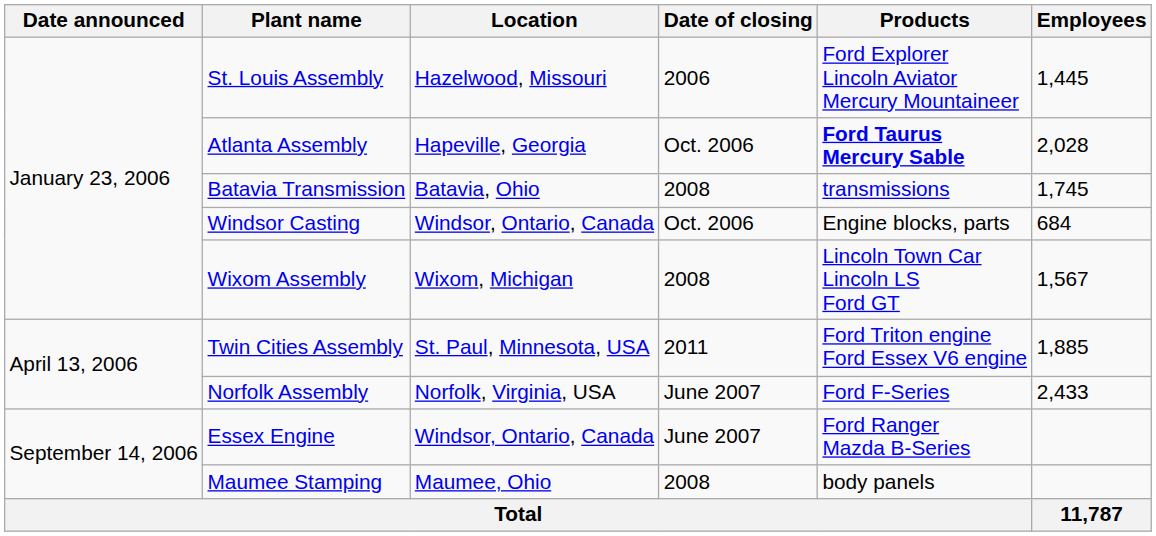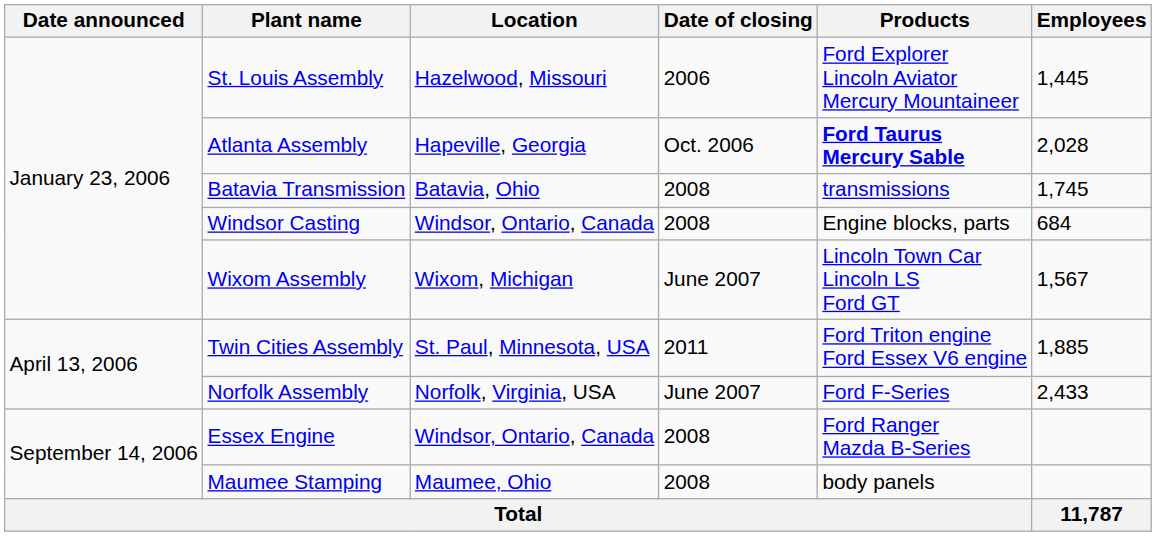(709, 223) Oct. 2006 -> (687, 223) 2008
(687, 279) 2008 -> (712, 279) June 2007
(712, 436) June 2007 -> (687, 436) 2008
